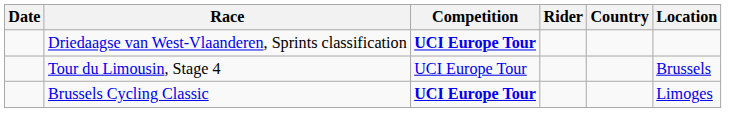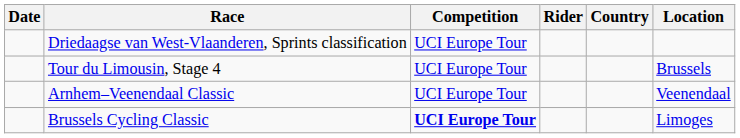(475, 42) bold -> (470, 42) normal
+ row: (141, 94)
